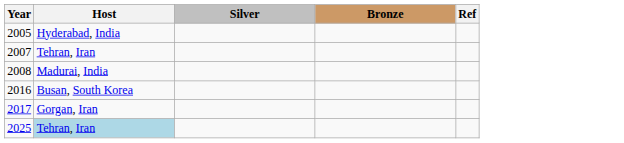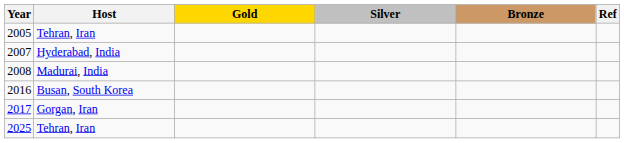+ column: (245, 14)
(78, 33) Hyderabad, India -> (66, 33) Tehran, Iran
(66, 52) Tehran, Iran -> (78, 52) Hyderabad, India
(66, 128) lightblue background -> (66, 128) no background
